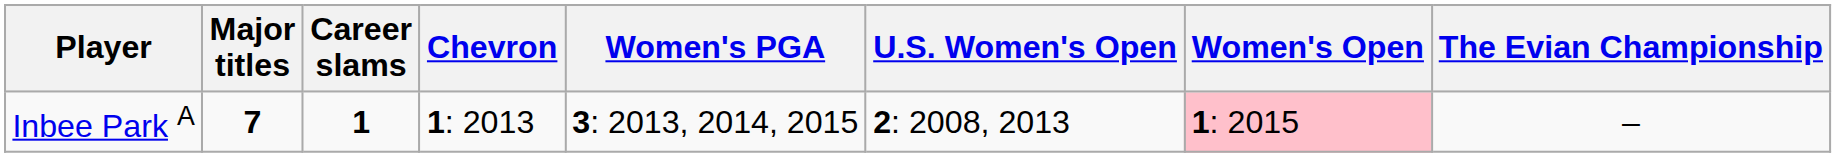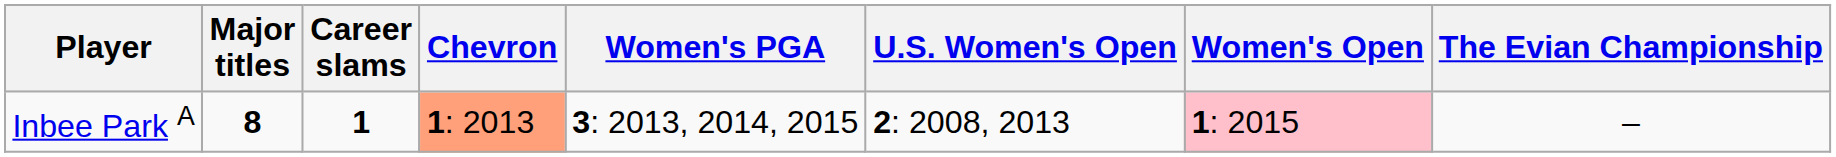(252, 121) 7 -> (252, 121) 8
(481, 121) no background -> (481, 121) lightsalmon background
